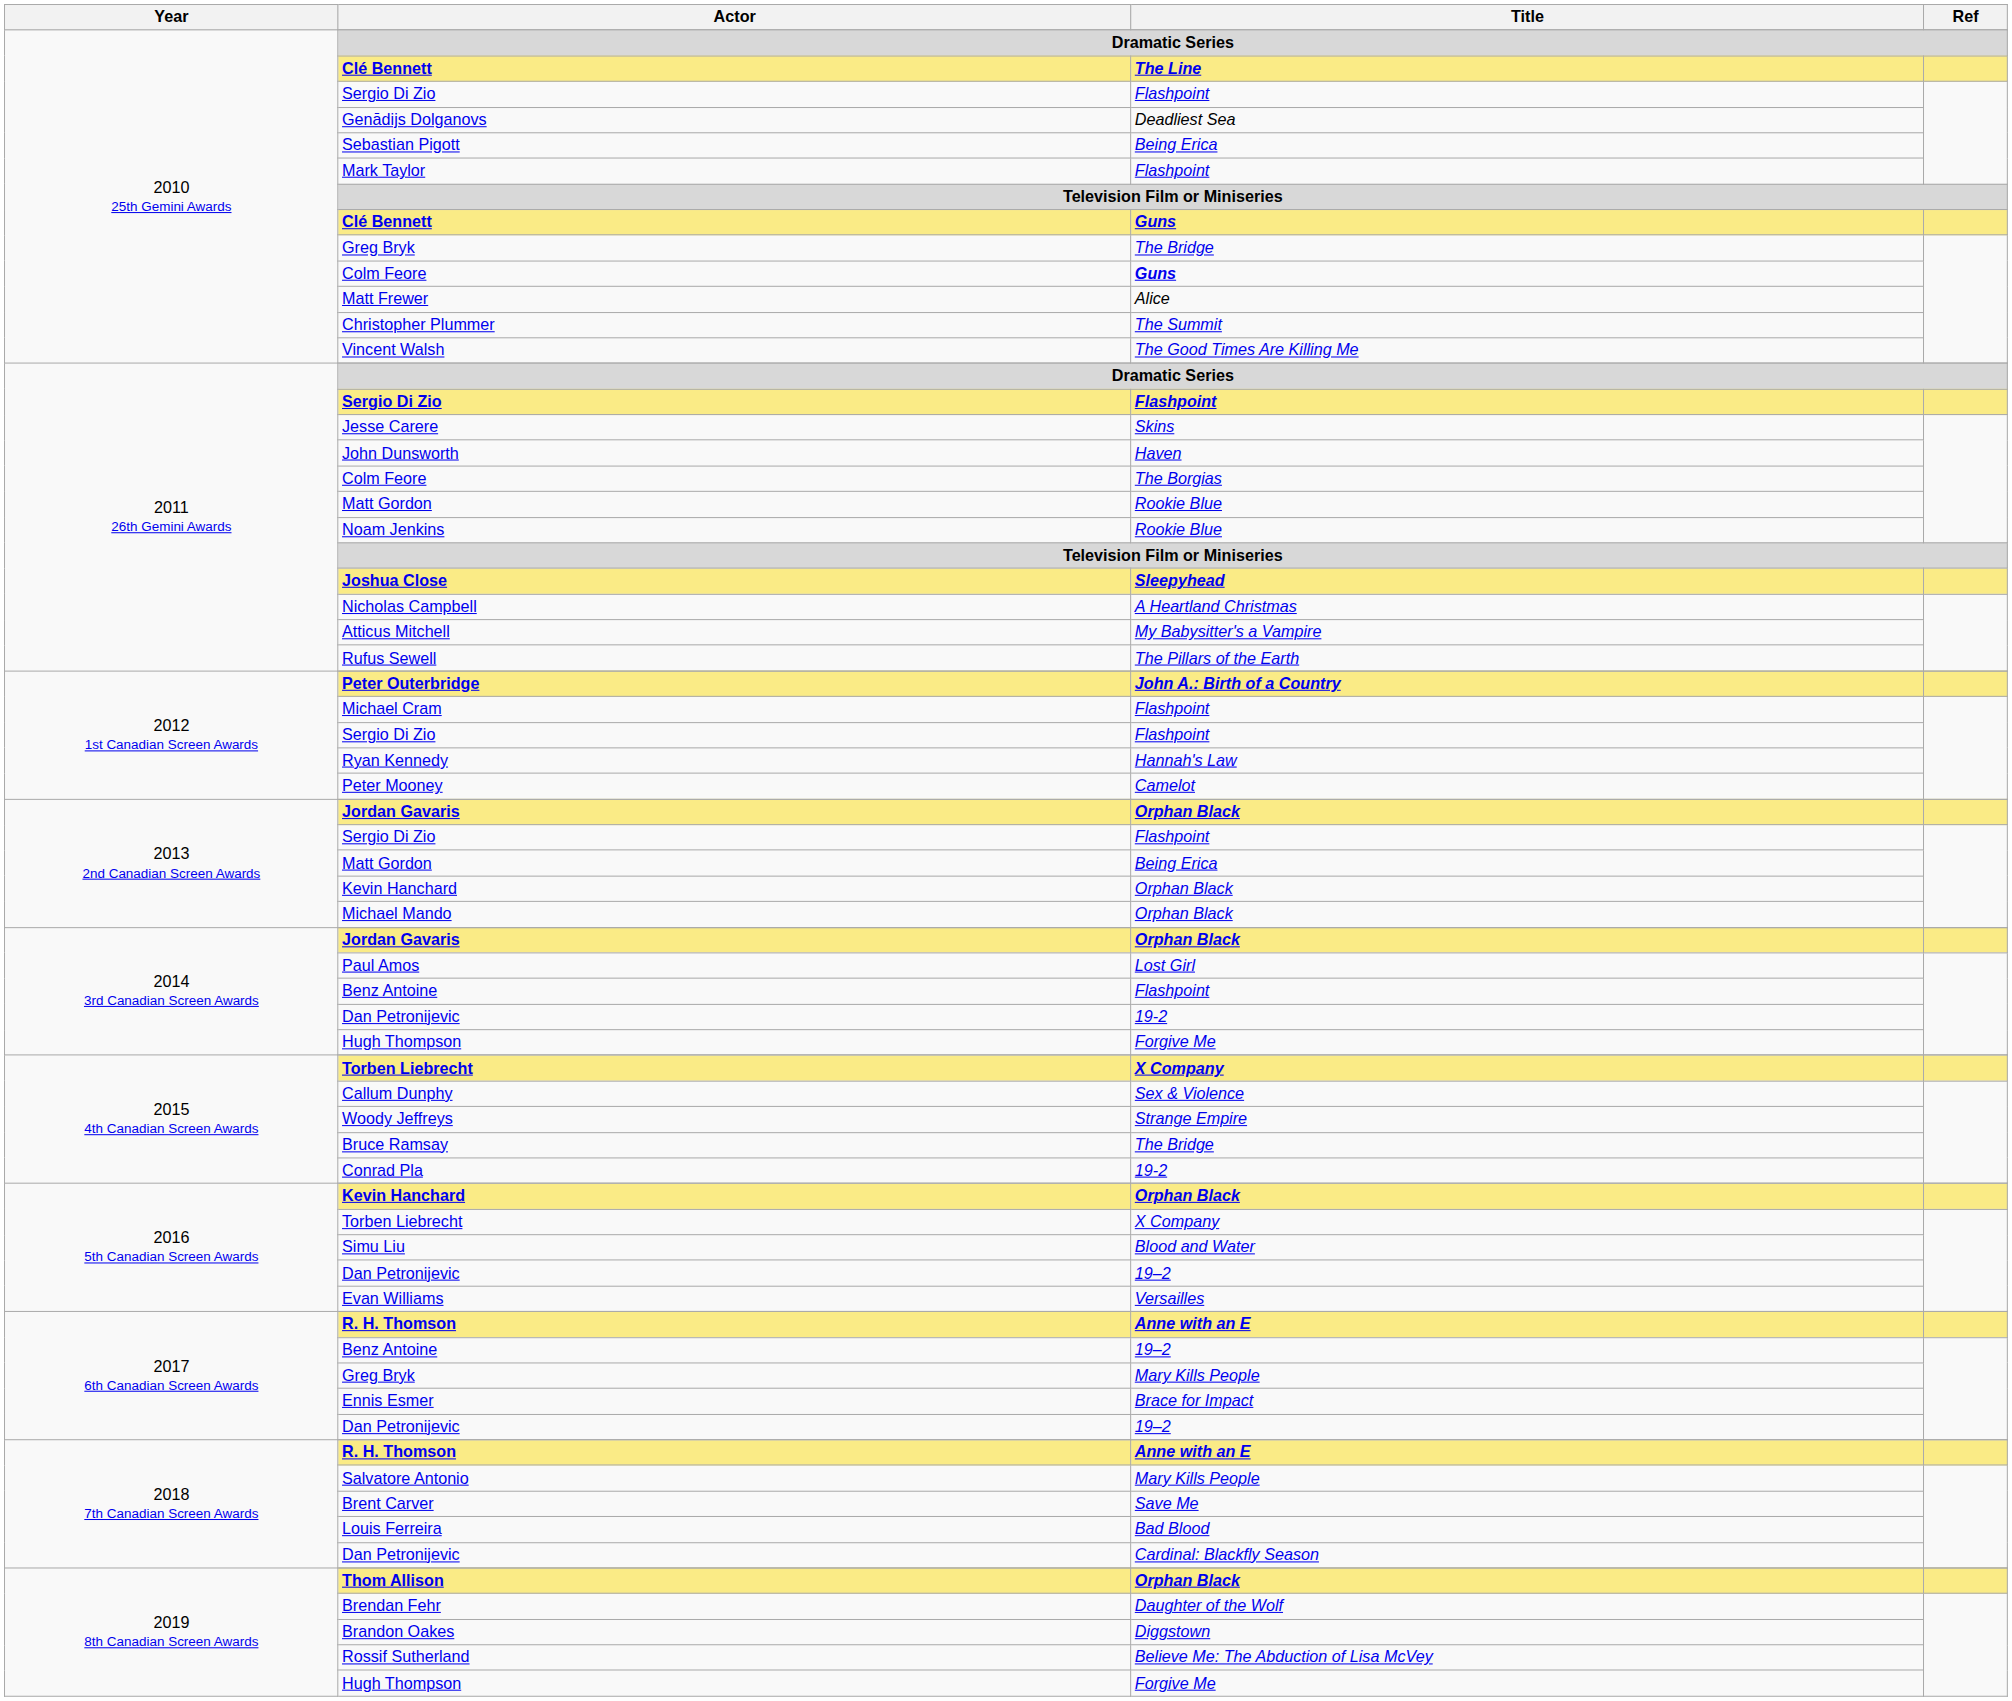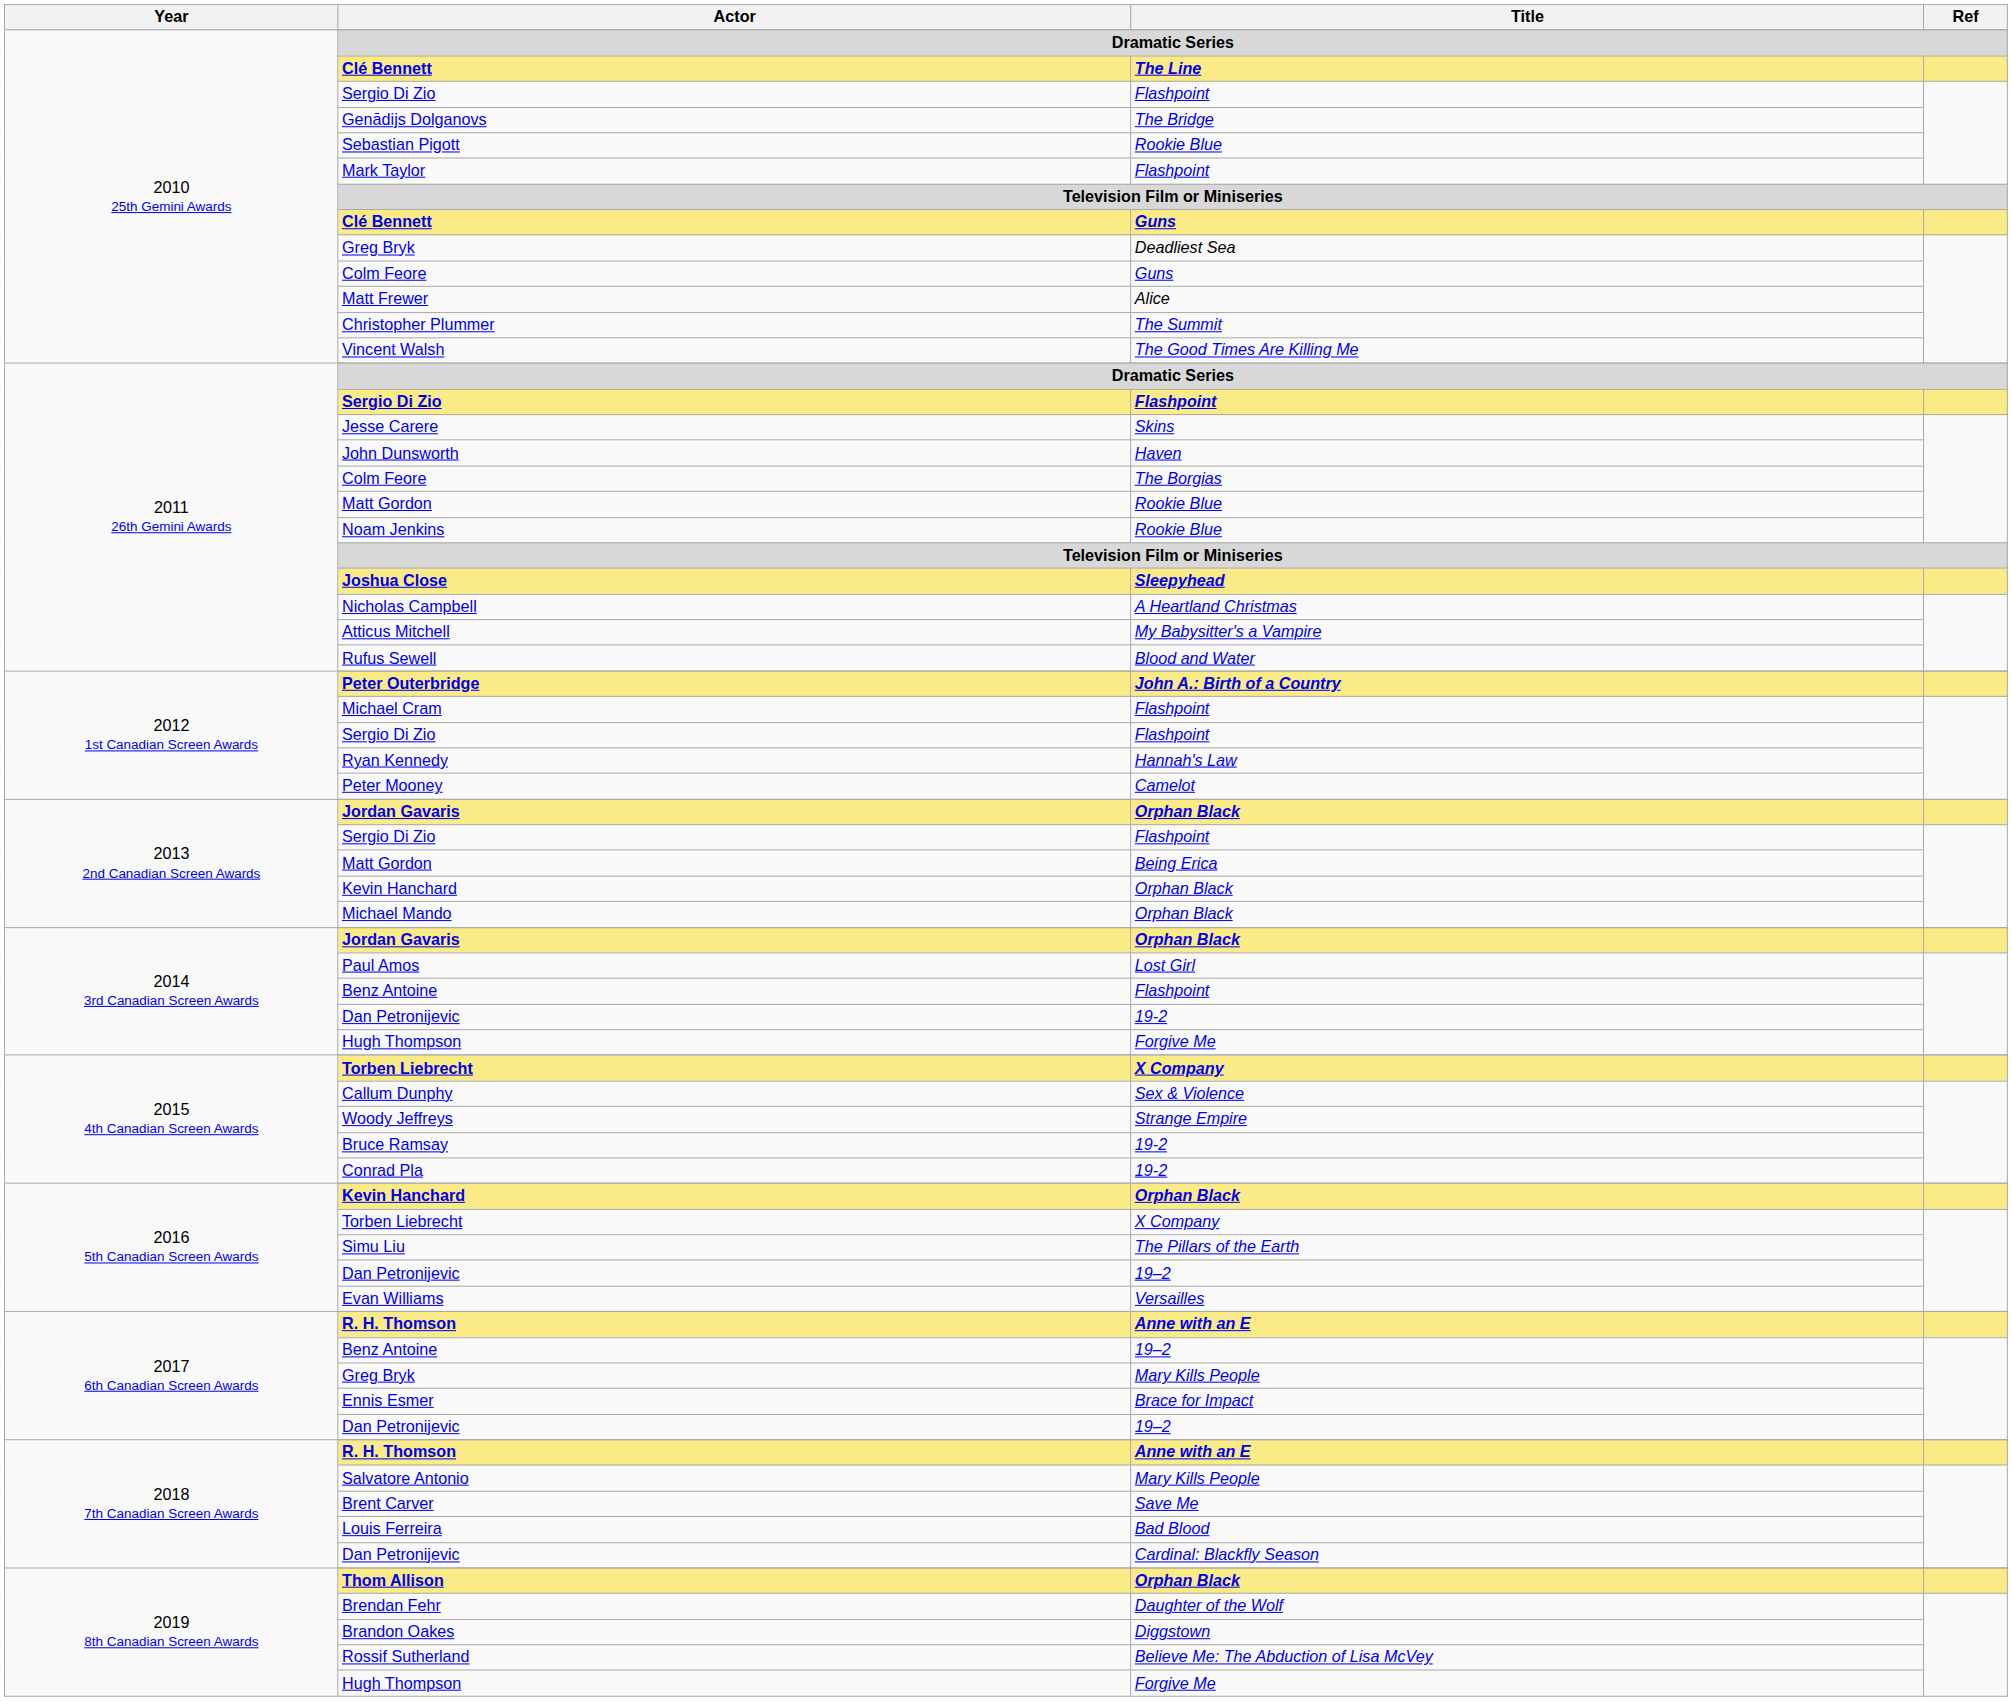(1185, 119) Deadliest Sea -> (1174, 119) The Bridge
(1176, 145) Being Erica -> (1178, 145) Rookie Blue
(1174, 247) The Bridge -> (1185, 247) Deadliest Sea
(1155, 273) bold -> (1154, 273) normal
(1217, 658) The Pillars of the Earth -> (1195, 658) Blood and Water
(1174, 1144) The Bridge -> (1151, 1144) 19-2
(1195, 1247) Blood and Water -> (1217, 1247) The Pillars of the Earth
